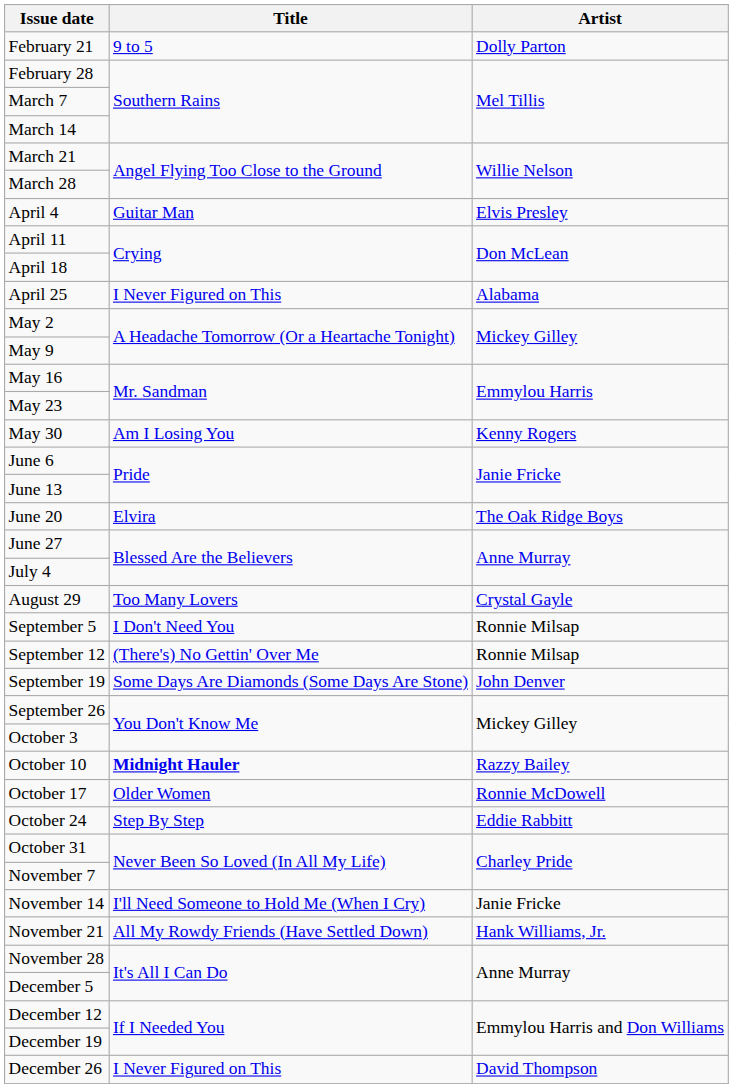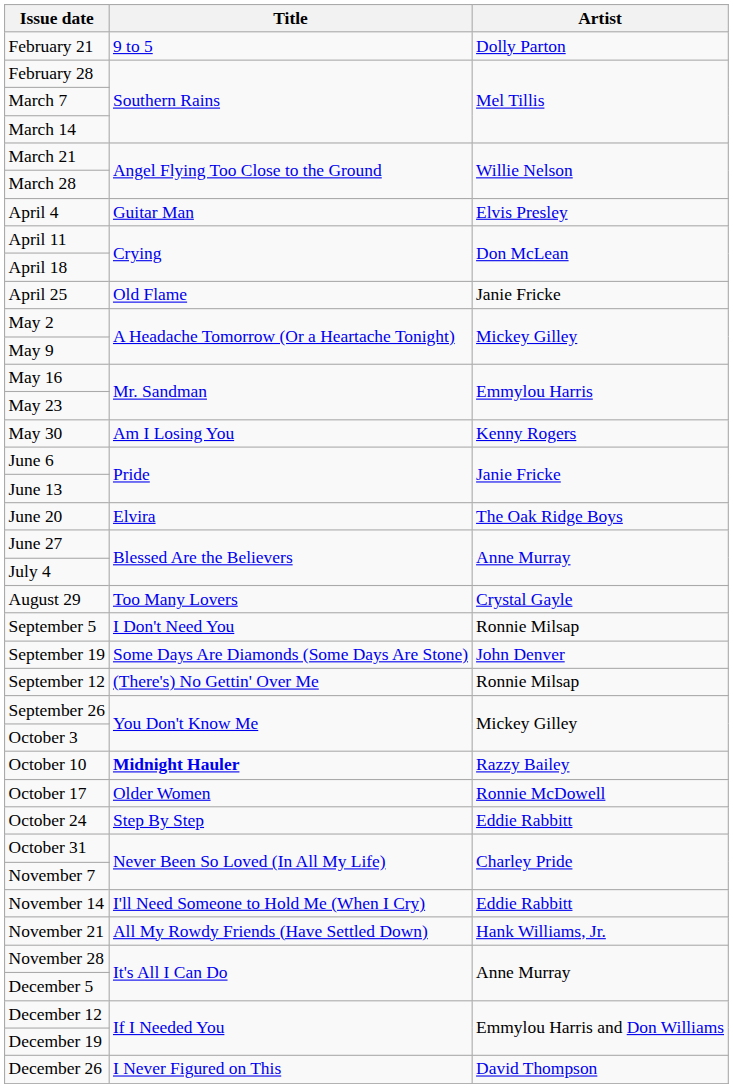(197, 294) I Never Figured on This -> (150, 294) Old Flame
(508, 294) Alabama -> (518, 294) Janie Fricke
rows swapped: (57, 654) <-> (57, 682)
(518, 903) Janie Fricke -> (524, 903) Eddie Rabbitt
